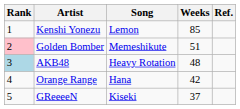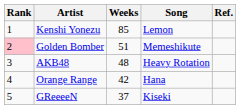columns swapped: (142, 12) <-> (195, 12)
(9, 63) lightblue background -> (9, 63) no background
